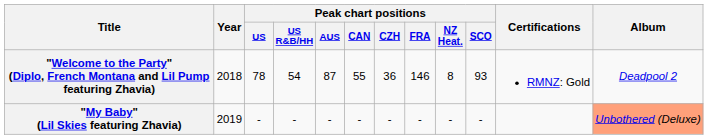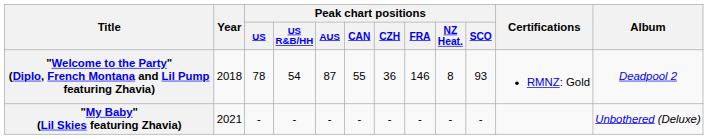(229, 118) 2019 -> (229, 118) 2021
(648, 118) lightsalmon background -> (648, 118) no background
